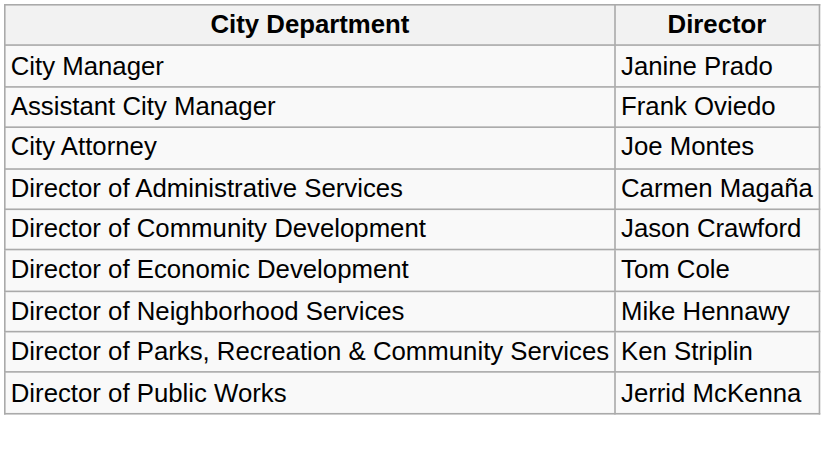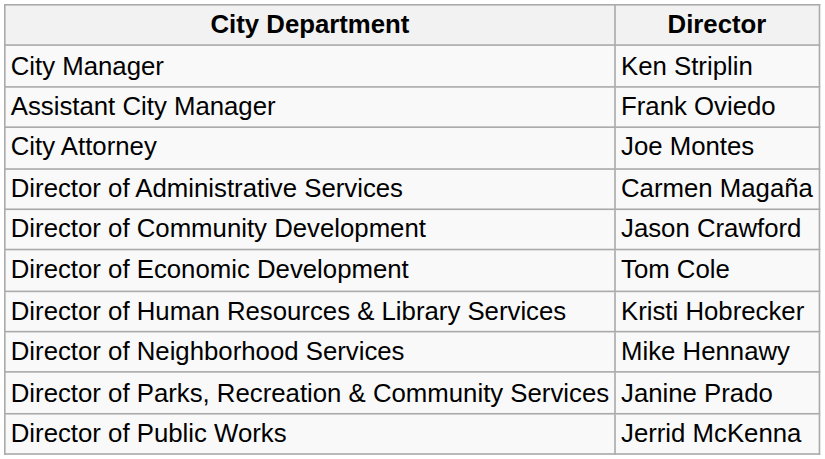(697, 65) Janine Prado -> (687, 65) Ken Striplin
+ row: (288, 310)
(687, 351) Ken Striplin -> (697, 392) Janine Prado
